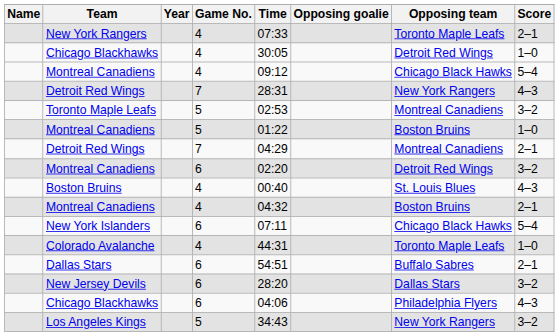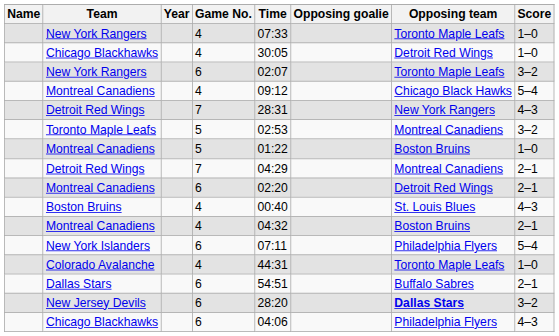(528, 33) 2–1 -> (528, 33) 1–0
+ row: (96, 72)
(528, 168) 3–2 -> (528, 187) 2–1
(453, 226) Chicago Black Hawks -> (446, 245) Philadelphia Flyers
(427, 284) normal -> (429, 303) bold
- row: (96, 322)
